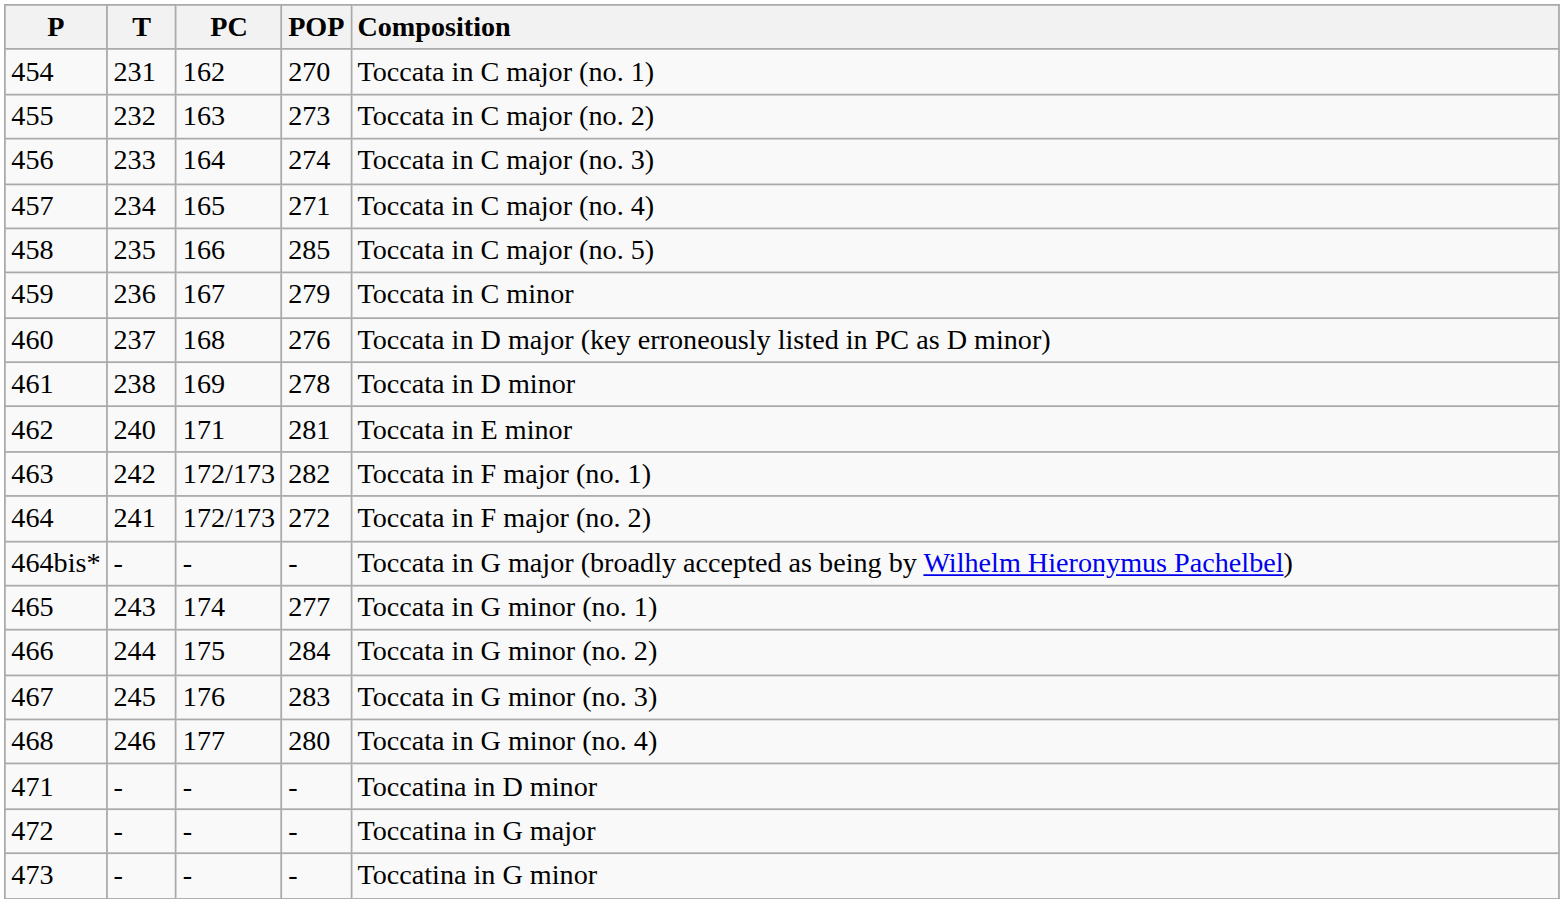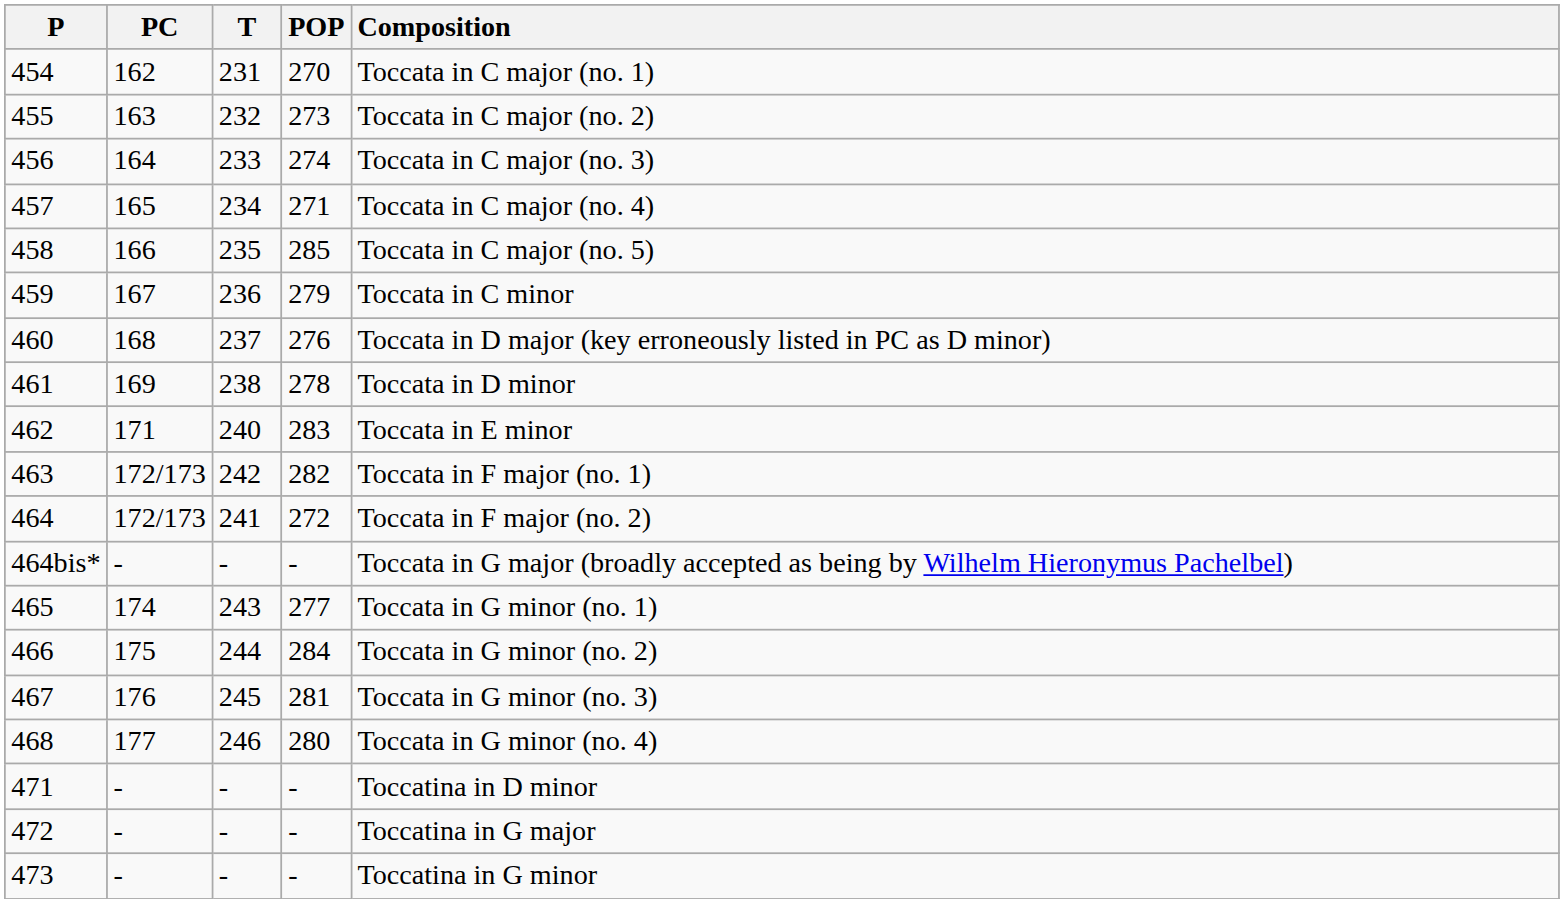columns swapped: (142, 26) <-> (229, 26)
(309, 428) 281 -> (309, 428) 283
(309, 696) 283 -> (309, 696) 281
